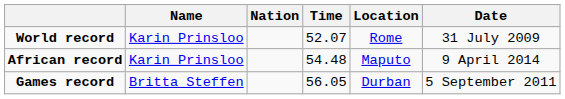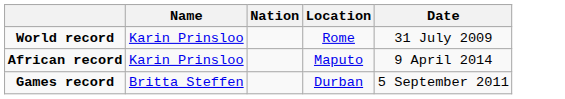- column: (326, 16)
